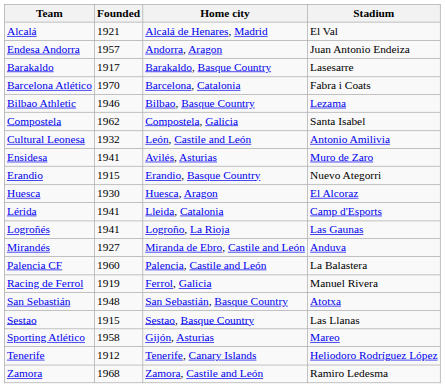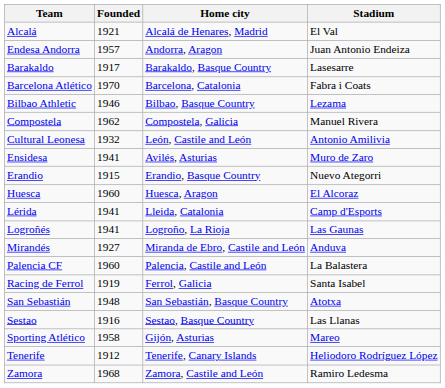(338, 121) Santa Isabel -> (344, 121) Manuel Rivera
(108, 193) 1930 -> (108, 193) 1960
(344, 283) Manuel Rivera -> (338, 283) Santa Isabel
(108, 319) 1915 -> (108, 319) 1916
